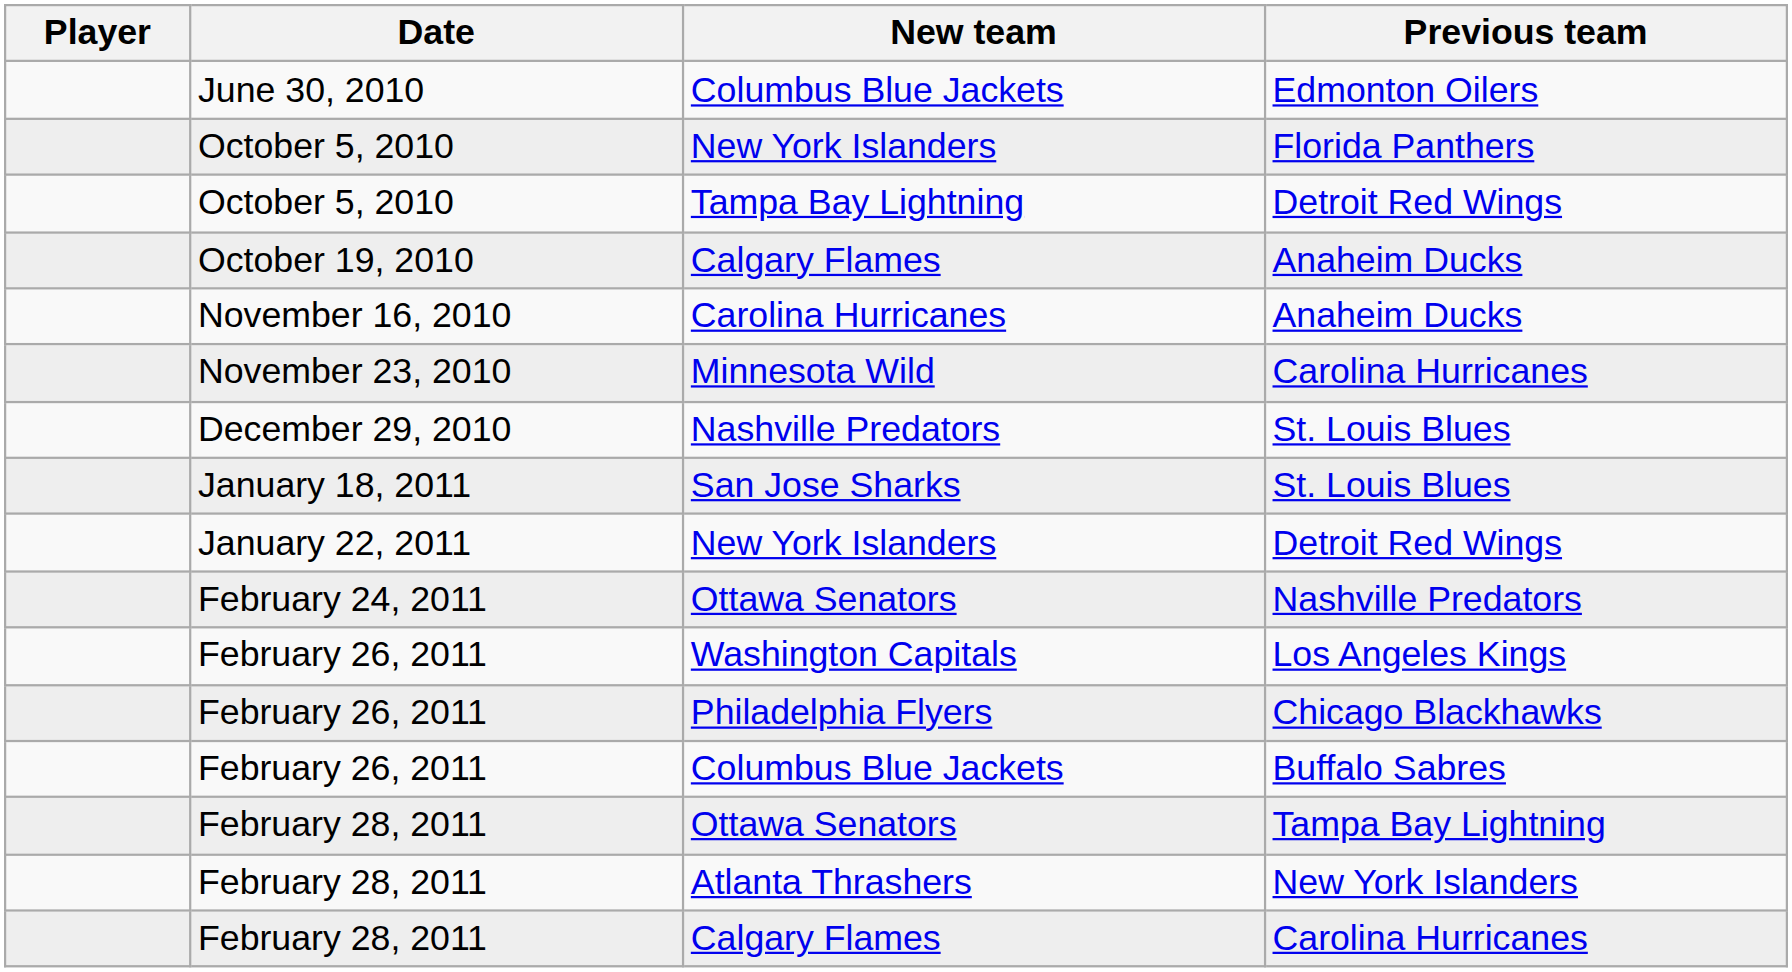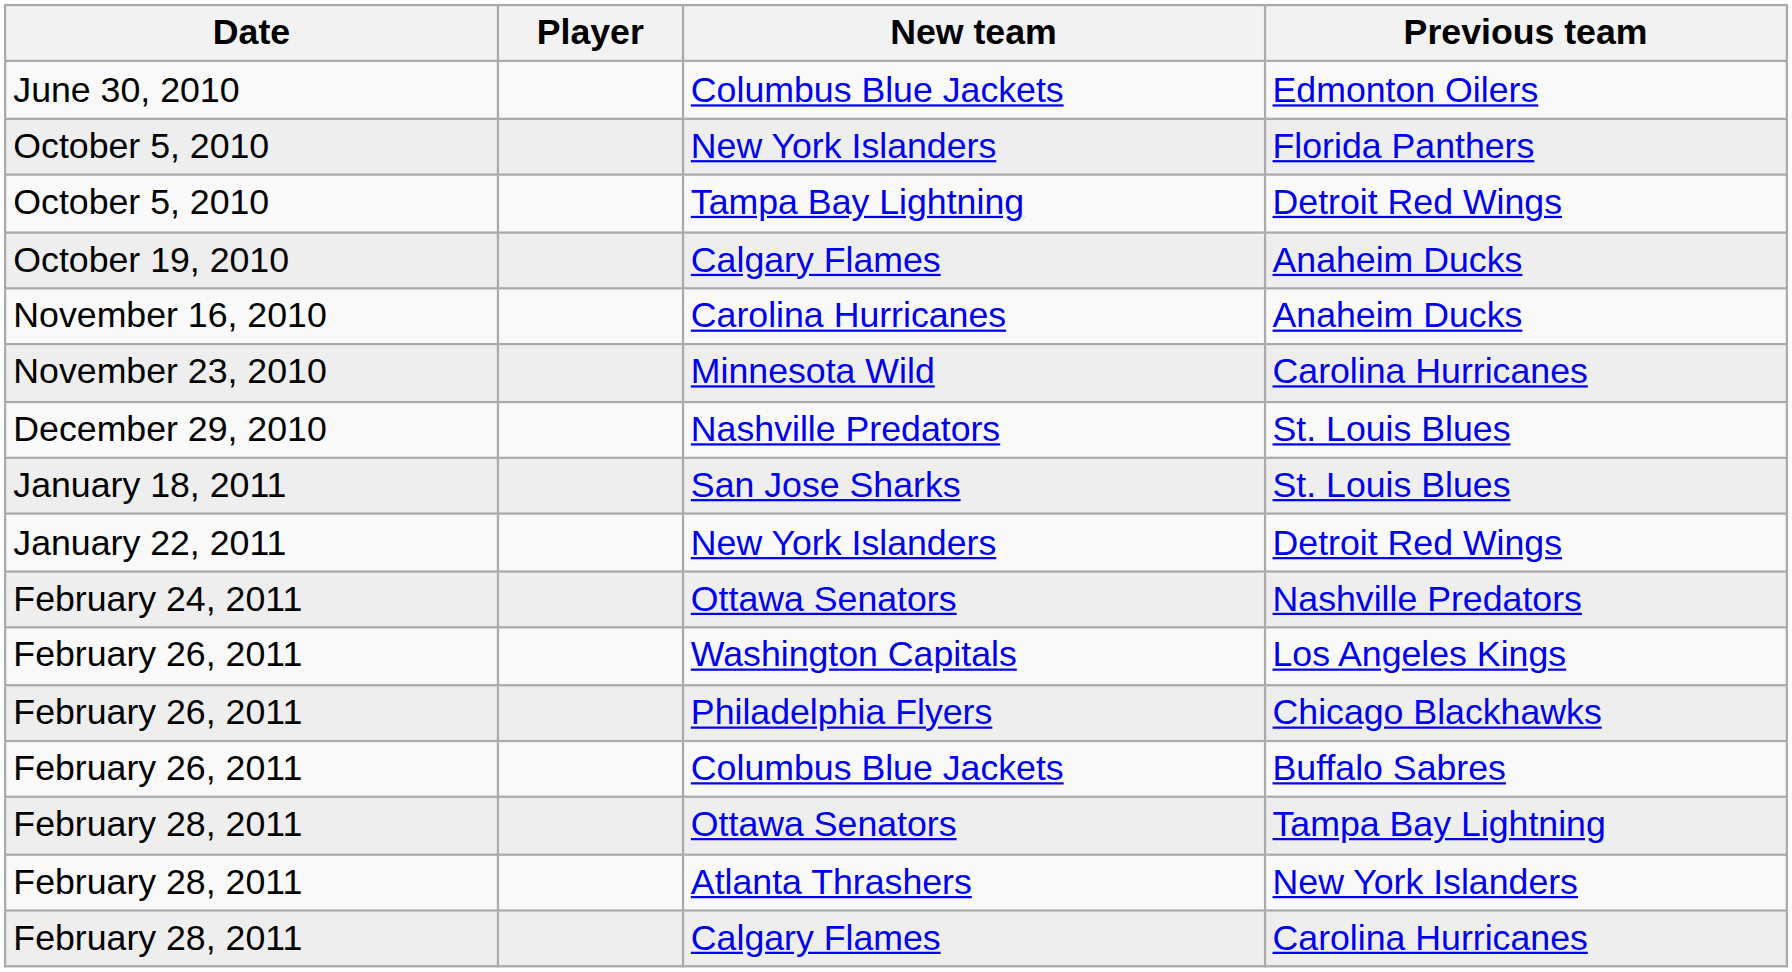columns swapped: (436, 32) <-> (97, 32)
